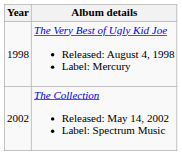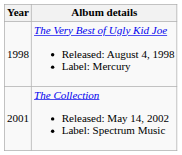(18, 118) 2002 -> (18, 118) 2001
